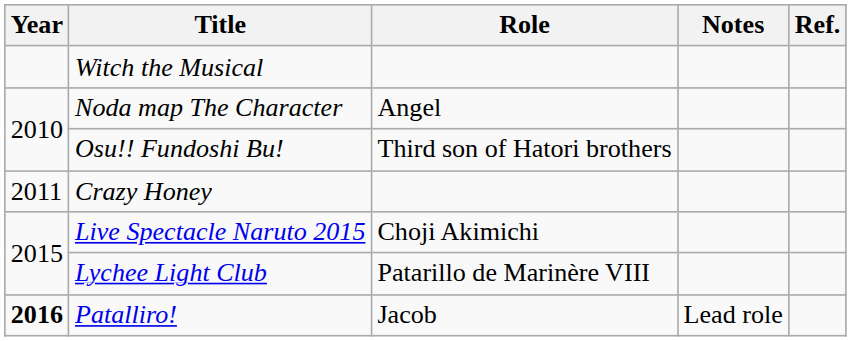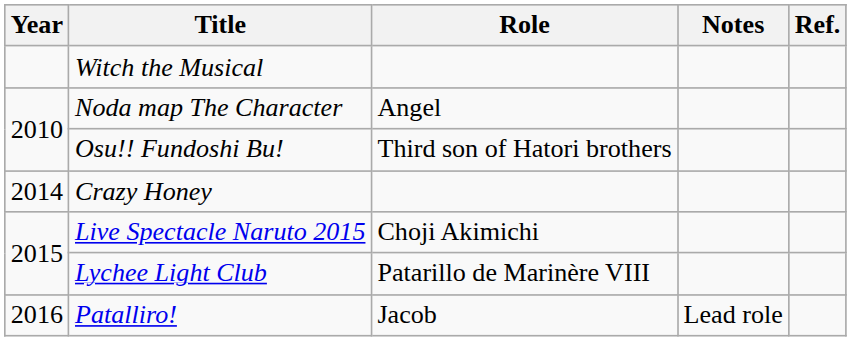(36, 190) 2011 -> (37, 190) 2014
(37, 314) bold -> (37, 314) normal
